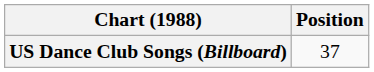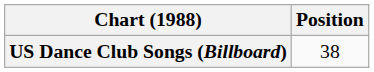(330, 51) 37 -> (330, 51) 38
